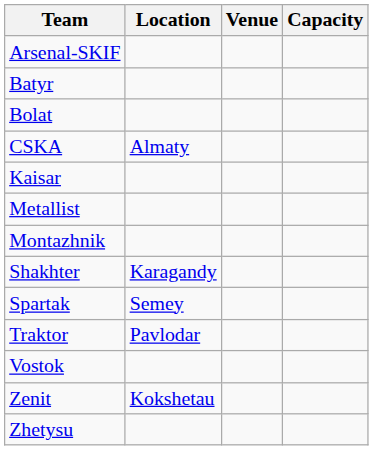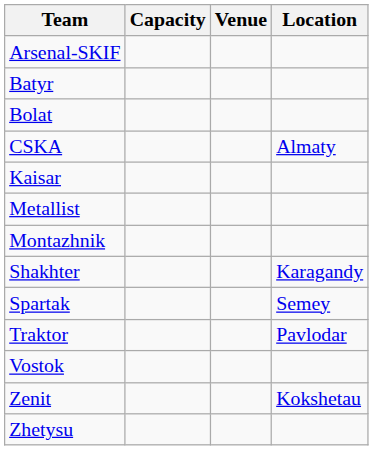columns swapped: (173, 20) <-> (325, 20)
